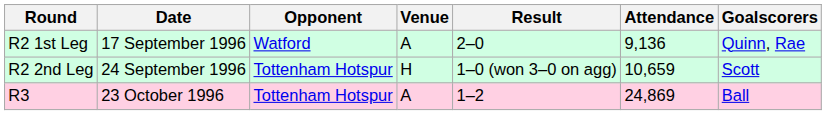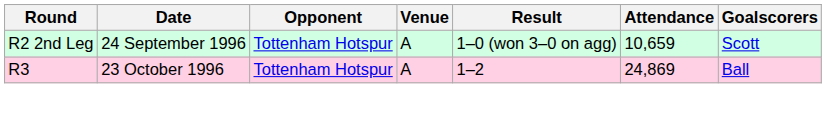- row: (48, 43)
(406, 69) H -> (406, 43) A
